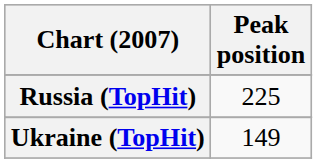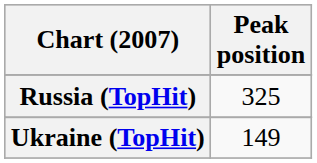(261, 95) 225 -> (261, 95) 325
